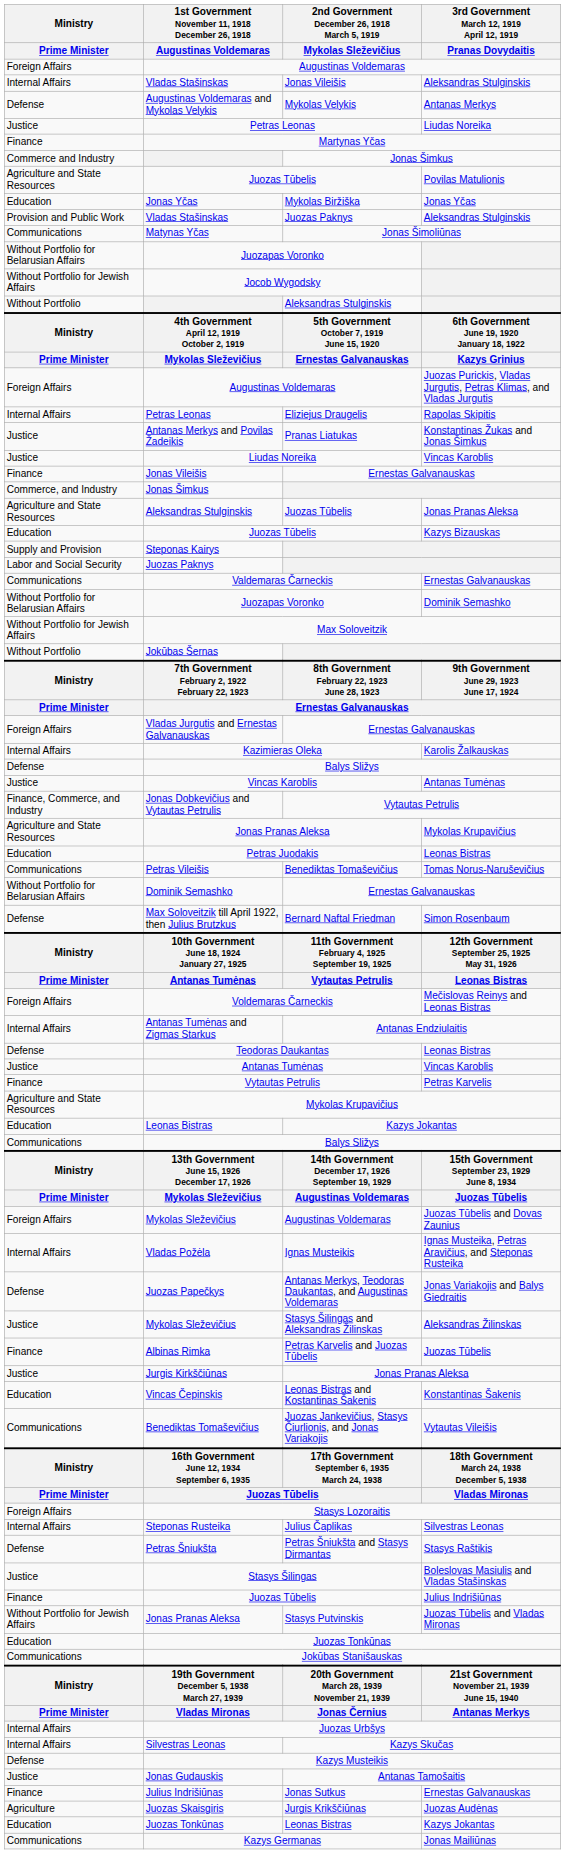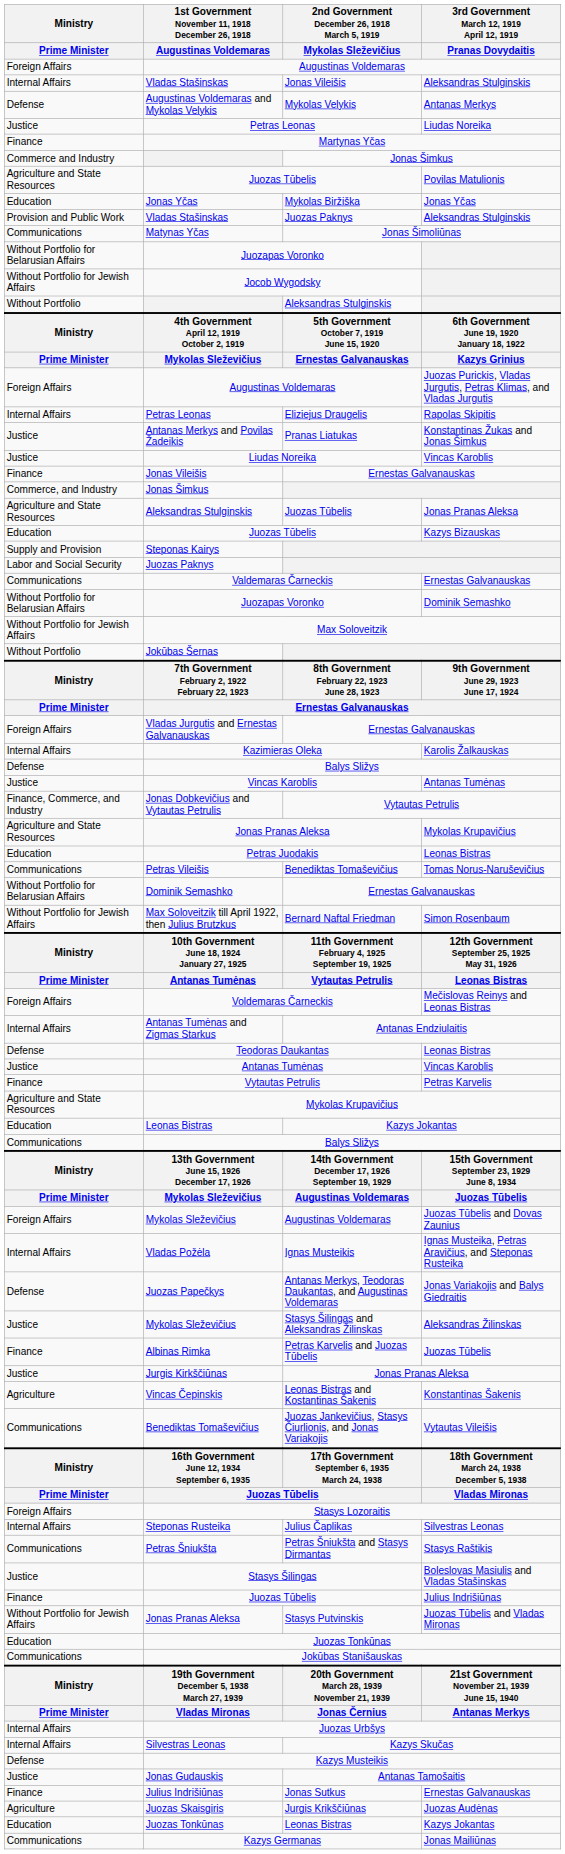(25, 918) Defense -> (68, 918) Without Portfolio for Jewish Affairs
(29, 1395) Education -> (31, 1395) Agriculture
(25, 1549) Defense -> (44, 1549) Communications
